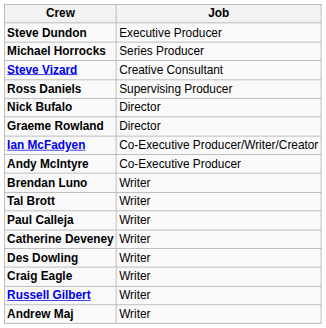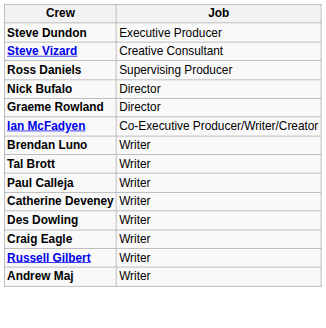- row: (56, 51)
- row: (48, 164)
